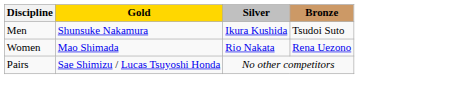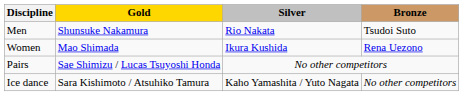(256, 30) Ikura Kushida -> (250, 30) Rio Nakata
(250, 47) Rio Nakata -> (256, 47) Ikura Kushida
+ row: (28, 82)
